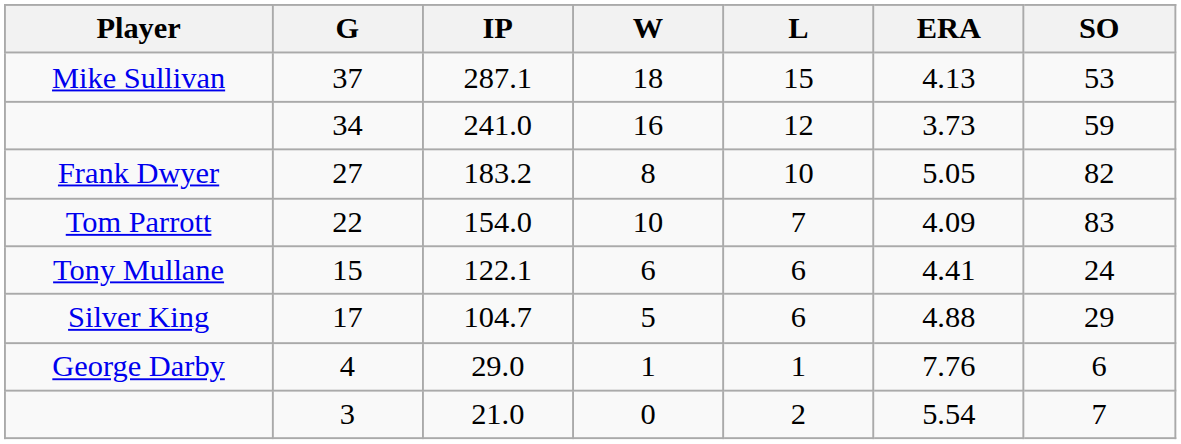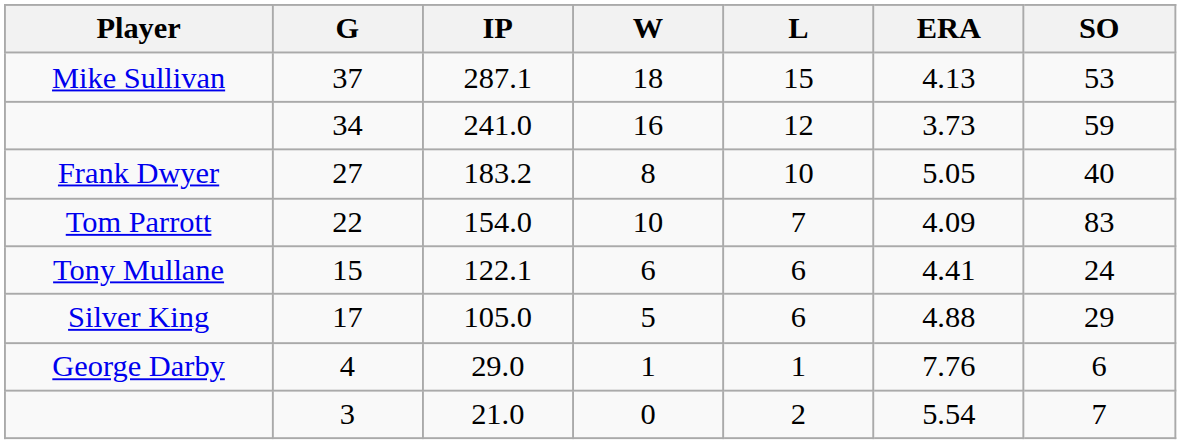(1099, 173) 82 -> (1099, 173) 40
(498, 317) 104.7 -> (498, 317) 105.0
